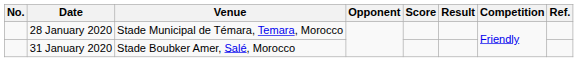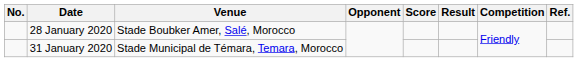(230, 30) Stade Municipal de Témara, Temara, Morocco -> (206, 30) Stade Boubker Amer, Salé, Morocco
(206, 48) Stade Boubker Amer, Salé, Morocco -> (230, 48) Stade Municipal de Témara, Temara, Morocco
